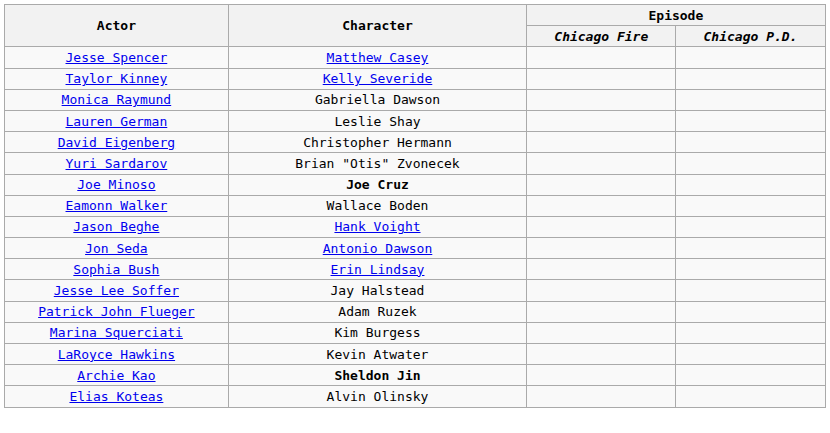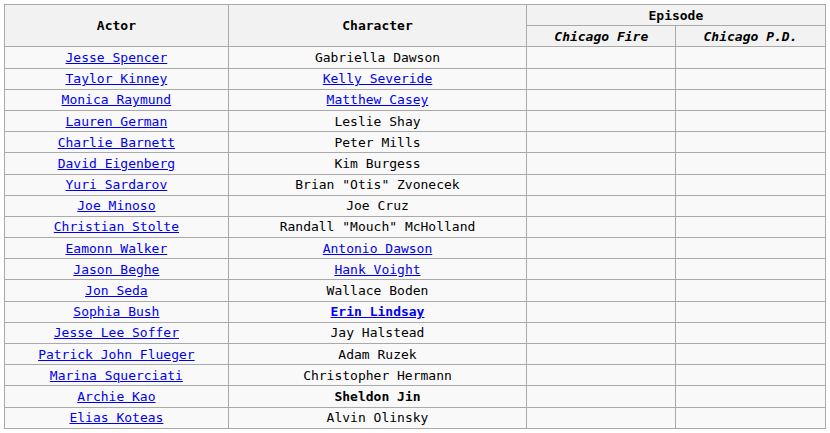(377, 57) Matthew Casey -> (377, 57) Gabriella Dawson
(377, 100) Gabriella Dawson -> (377, 100) Matthew Casey
+ row: (116, 142)
(377, 142) Christopher Hermann -> (377, 163) Kim Burgess
(377, 185) bold -> (377, 206) normal
+ row: (116, 227)
(377, 206) Wallace Boden -> (377, 248) Antonio Dawson
(377, 248) Antonio Dawson -> (377, 291) Wallace Boden
(377, 269) normal -> (377, 312) bold
(377, 333) Kim Burgess -> (377, 375) Christopher Hermann
- row: (116, 354)
